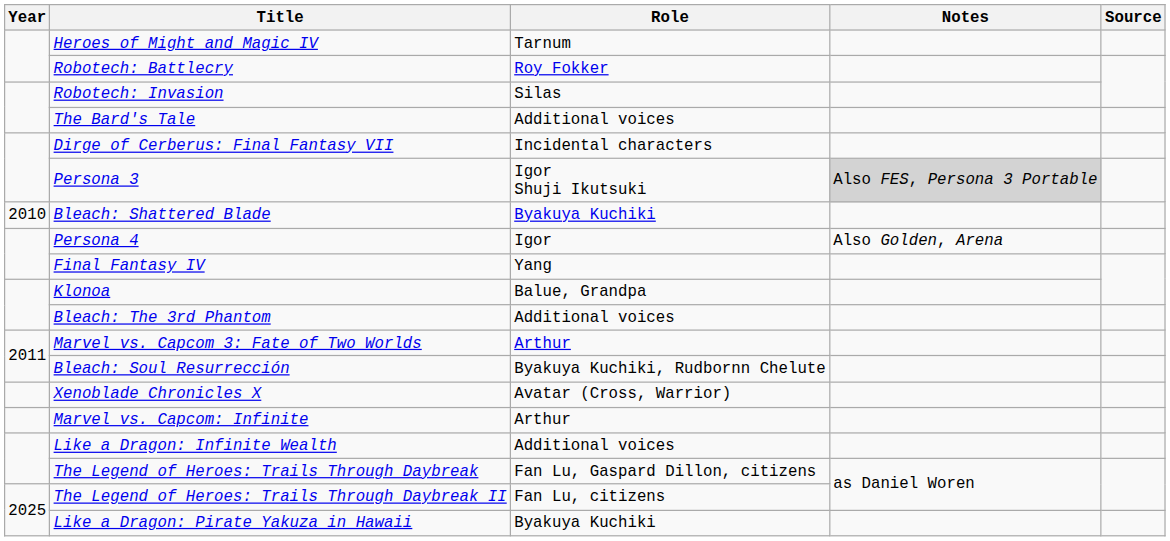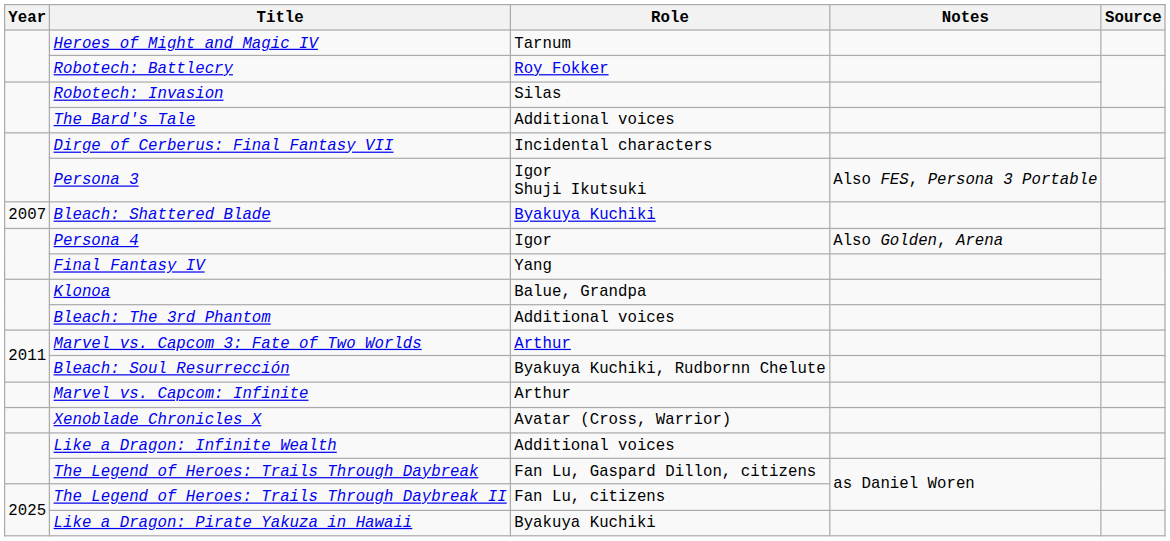(965, 180) lightgrey background -> (965, 180) no background
(27, 215) 2010 -> (27, 215) 2007
rows swapped: (157, 394) <-> (181, 420)
